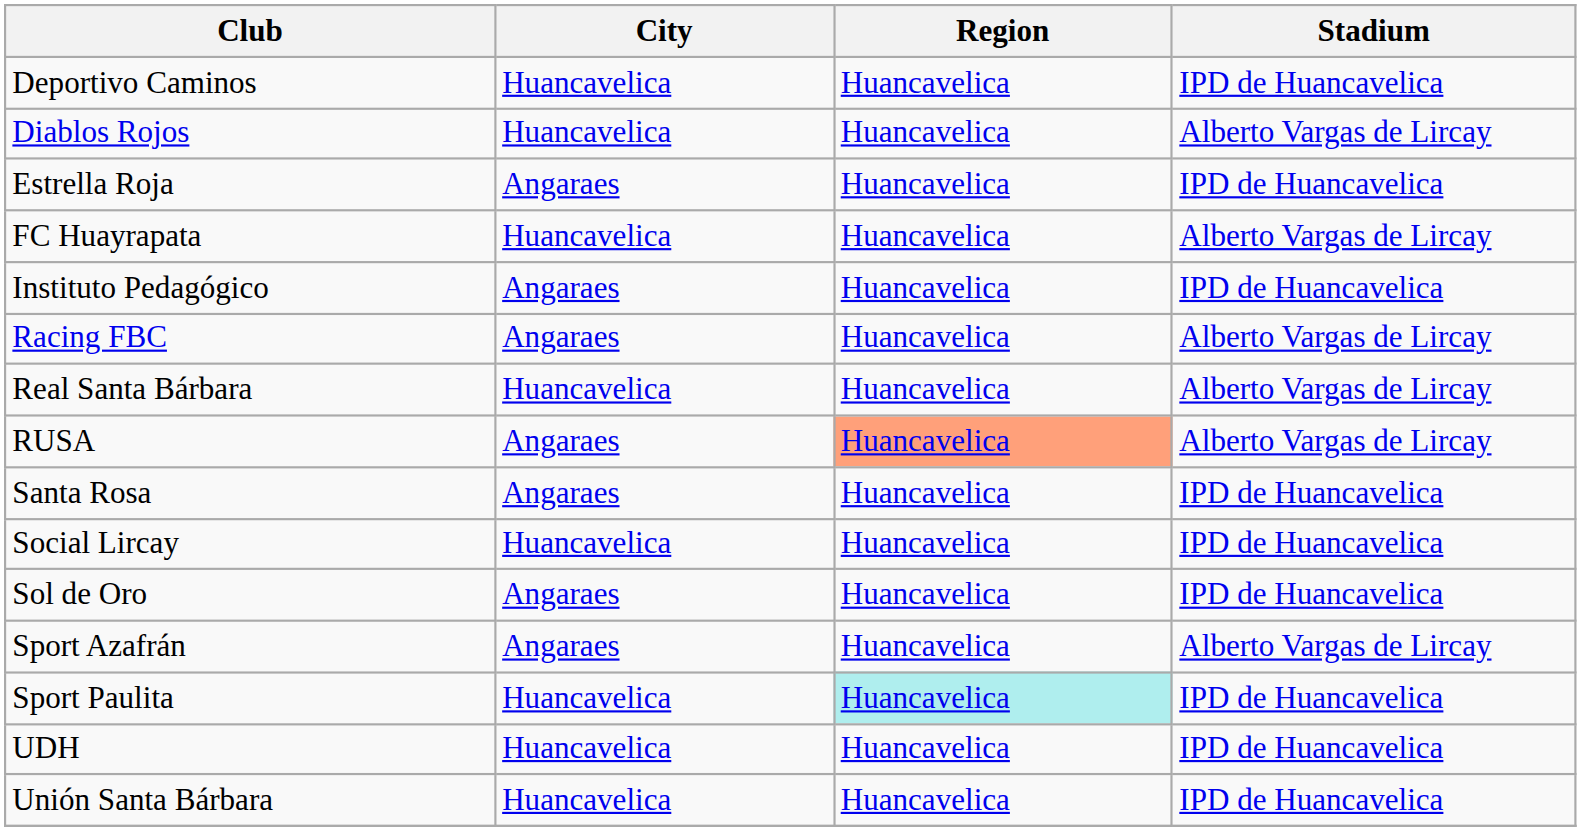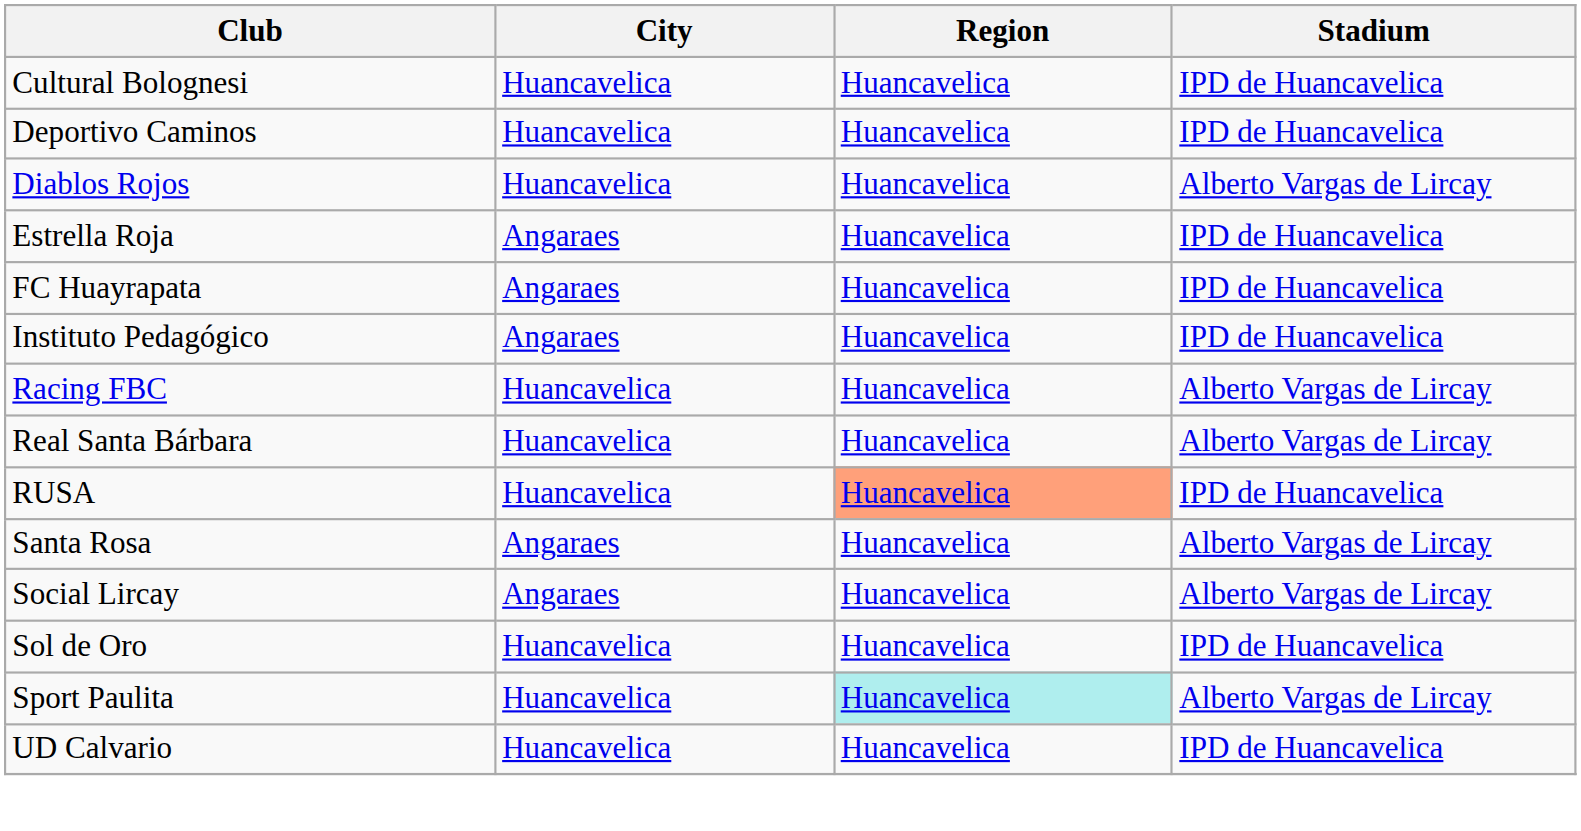+ row: (130, 81)
(587, 235) Huancavelica -> (561, 287) Angaraes
(1335, 235) Alberto Vargas de Lircay -> (1311, 287) IPD de Huancavelica
(561, 338) Angaraes -> (587, 389) Huancavelica
(561, 440) Angaraes -> (587, 492) Huancavelica
(1335, 440) Alberto Vargas de Lircay -> (1311, 492) IPD de Huancavelica
(1311, 492) IPD de Huancavelica -> (1335, 543) Alberto Vargas de Lircay
(587, 543) Huancavelica -> (561, 594) Angaraes
(1311, 543) IPD de Huancavelica -> (1335, 594) Alberto Vargas de Lircay
(561, 594) Angaraes -> (587, 646) Huancavelica
- row: (99, 646)
(1311, 697) IPD de Huancavelica -> (1335, 697) Alberto Vargas de Lircay
+ row: (92, 748)
- row: (46, 748)
- row: (143, 800)
